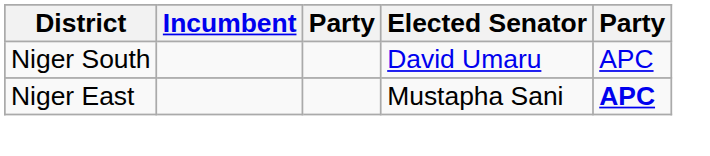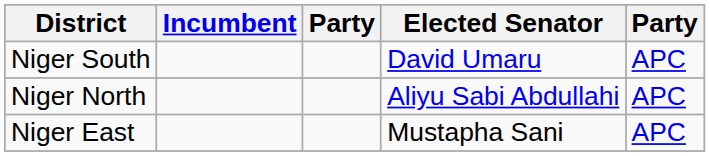+ row: (79, 96)
(627, 96) bold -> (659, 132) normal
